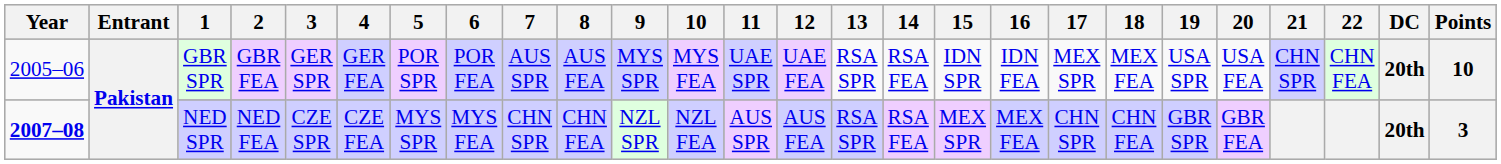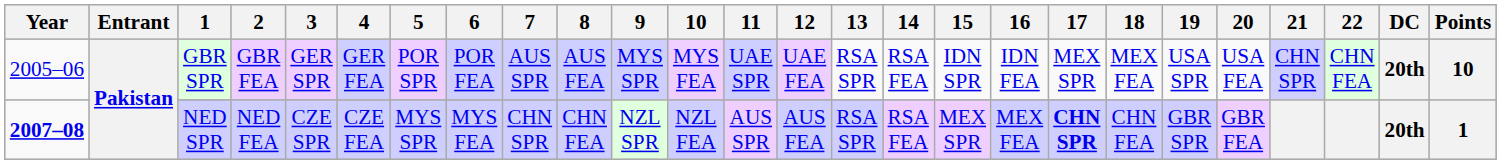(1077, 129) normal -> (1077, 129) bold
(1463, 129) 3 -> (1463, 129) 1
